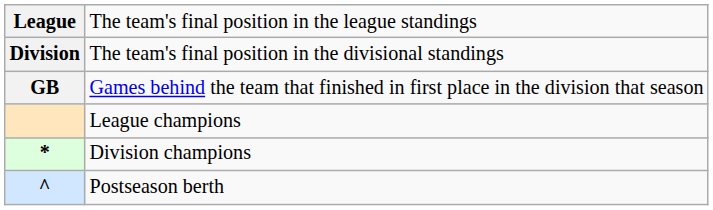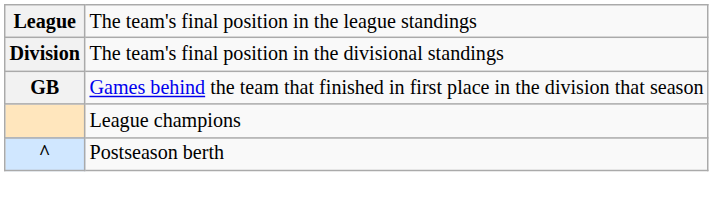- row: (45, 153)
